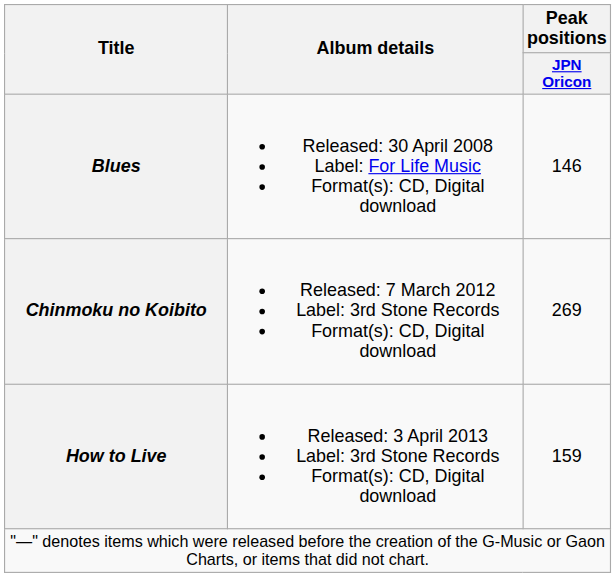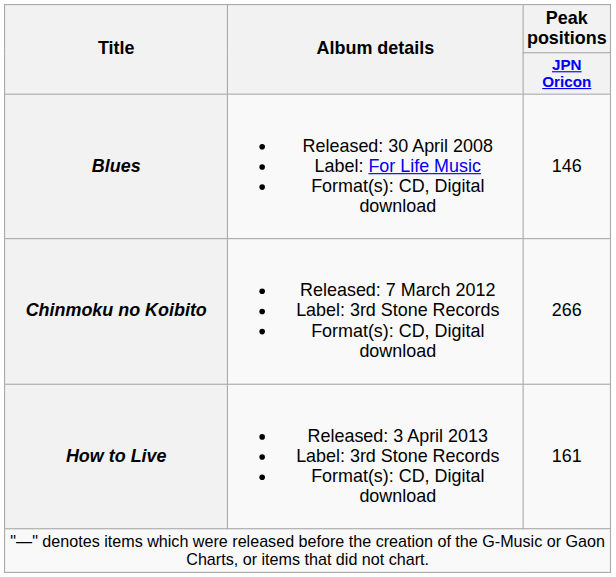(567, 311) 269 -> (567, 311) 266
(567, 456) 159 -> (567, 456) 161
